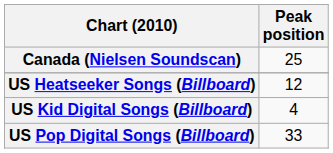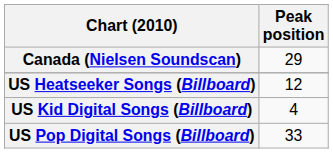(294, 60) 25 -> (294, 60) 29
